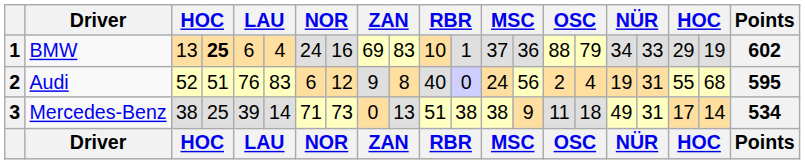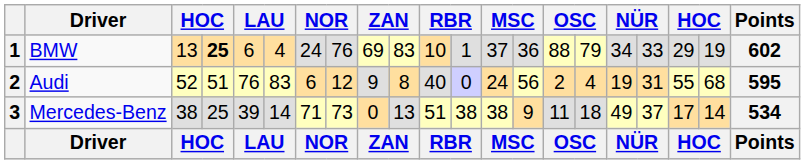(342, 51) 16 -> (342, 51) 76
(653, 112) 31 -> (653, 112) 37
